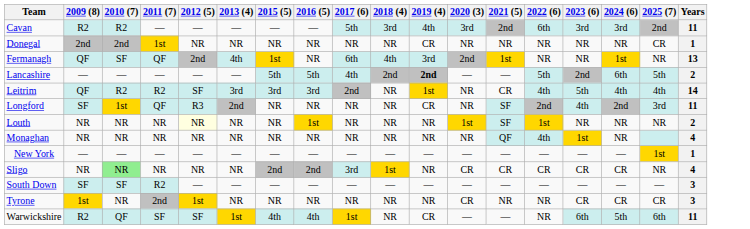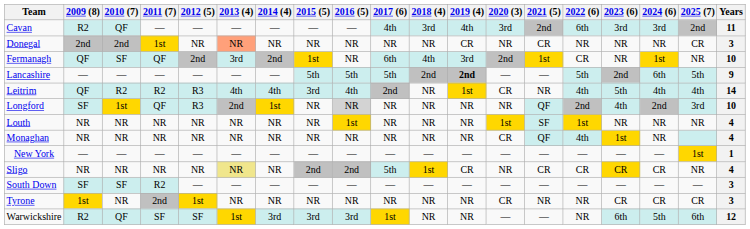+ column: (275, 12)
(121, 28) R2 -> (121, 28) QF
(352, 28) 5th -> (390, 28) 4th
(236, 43) no background -> (236, 43) lightsalmon background
(505, 43) NR -> (544, 43) CR
(693, 43) 1 -> (731, 43) 3
(236, 59) 4th -> (236, 59) 3rd
(544, 59) NR -> (582, 59) CR
(693, 59) 13 -> (731, 59) 10
(352, 75) 4th -> (390, 75) 5th
(693, 75) 2 -> (731, 75) 9
(198, 91) SF -> (198, 91) R3
(236, 91) 3rd -> (236, 91) 4th
(313, 91) 3rd -> (352, 91) 4th
(467, 91) NR -> (505, 91) CR
(505, 91) CR -> (544, 91) NR
(313, 106) no background -> (352, 106) lightgrey background
(429, 106) CR -> (467, 106) NR
(505, 106) SF -> (544, 106) QF
(693, 106) 11 -> (731, 106) 10
(198, 122) lightyellow background -> (198, 122) no background
(693, 122) 2 -> (731, 122) 4
(467, 138) NR -> (505, 138) CR
(121, 169) lightgreen background -> (121, 169) no background
(236, 169) no background -> (236, 169) khaki background
(352, 169) 3rd -> (390, 169) 5th
(429, 169) NR -> (467, 169) CR
(467, 169) CR -> (505, 169) NR
(582, 169) no background -> (621, 169) gold background
(275, 216) 4th -> (313, 216) 3rd
(313, 216) 4th -> (352, 216) 3rd
(429, 216) CR -> (467, 216) NR
(693, 216) 11 -> (731, 216) 12
